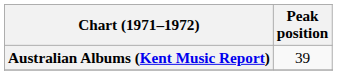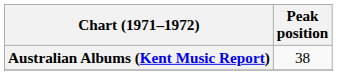(303, 57) 39 -> (303, 57) 38
